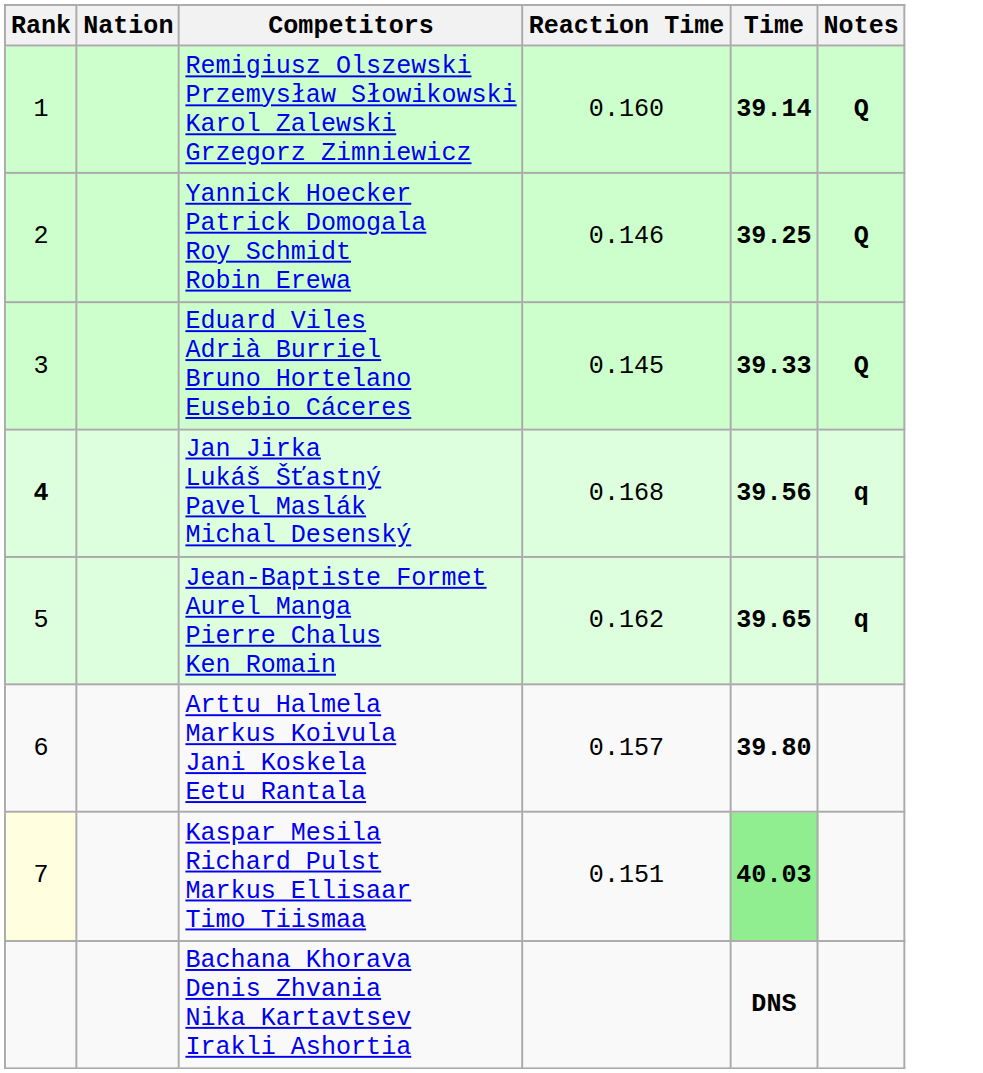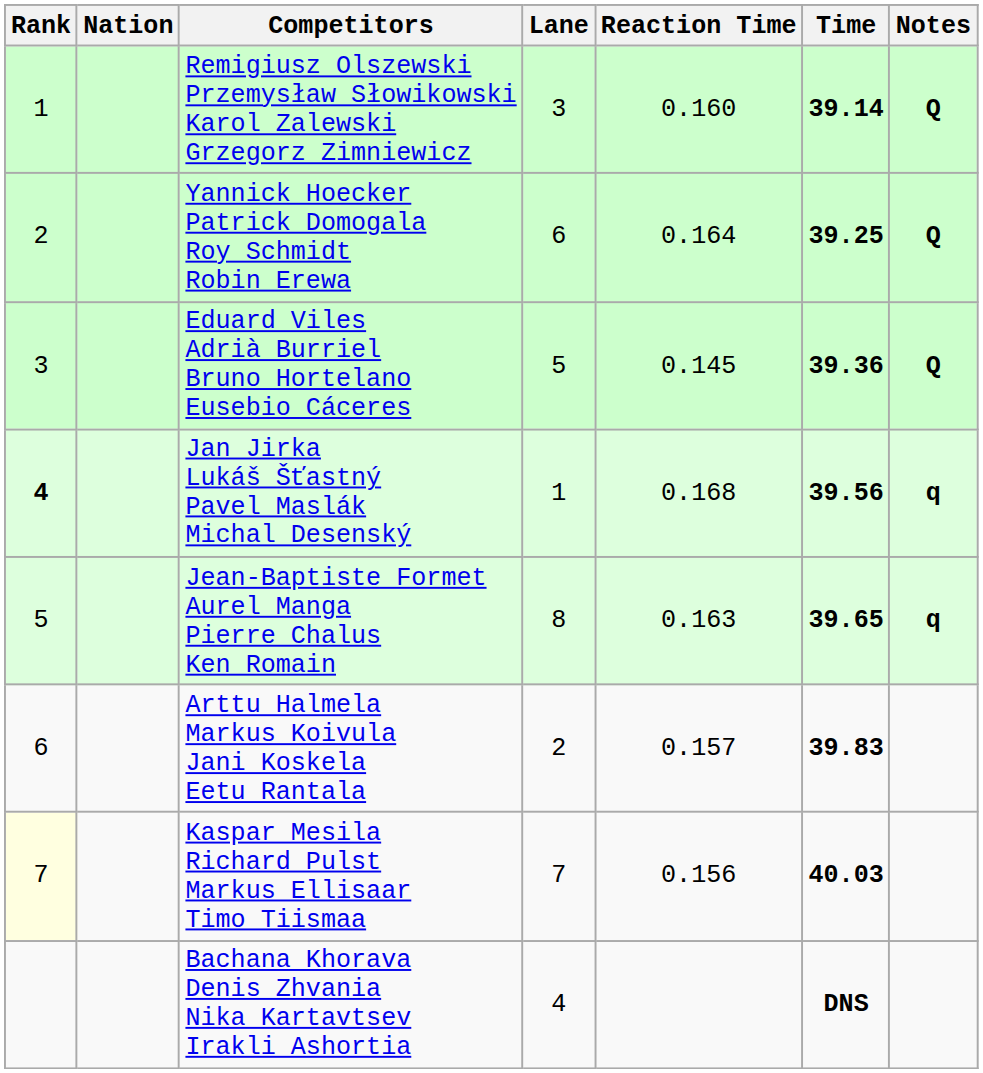+ column: (559, 25)
(627, 237) 0.146 -> (699, 237) 0.164
(774, 365) 39.33 -> (846, 365) 39.36
(627, 621) 0.162 -> (699, 621) 0.163
(774, 748) 39.80 -> (846, 748) 39.83
(627, 876) 0.151 -> (699, 876) 0.156
(774, 876) lightgreen background -> (846, 876) no background
